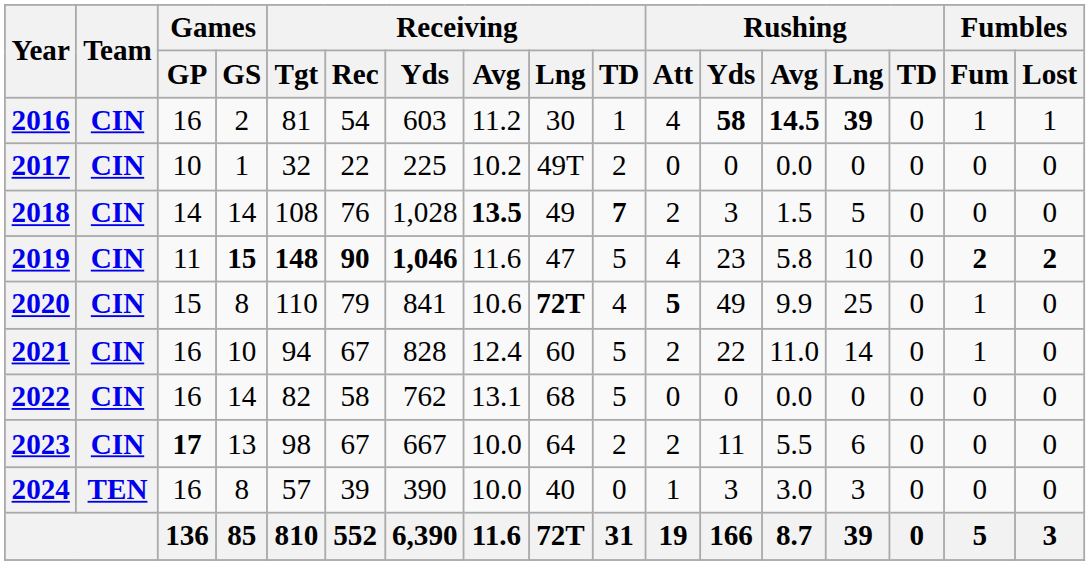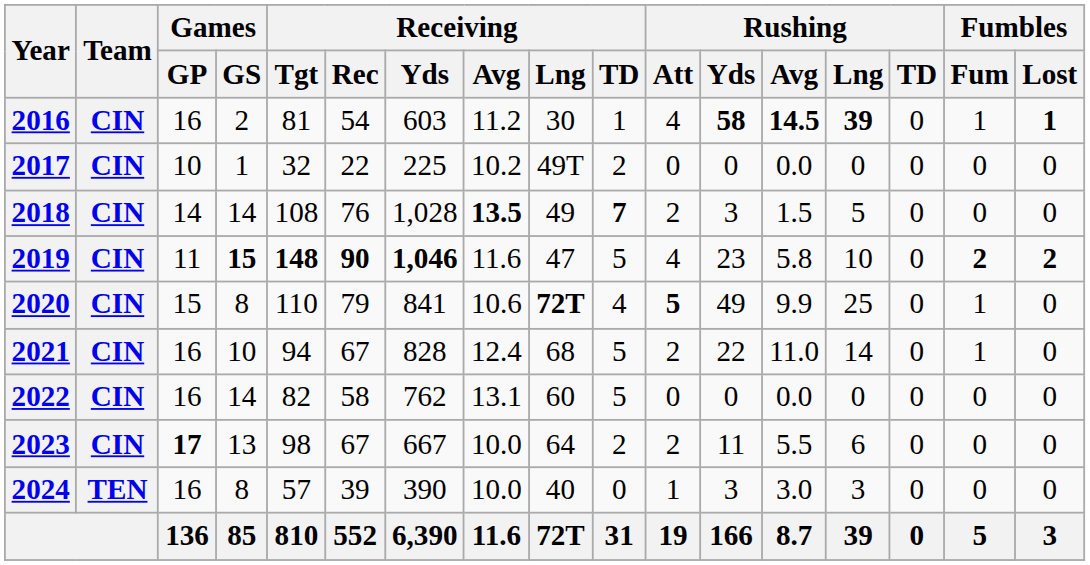(1050, 119) normal -> (1050, 119) bold
(560, 350) 60 -> (560, 350) 68
(560, 397) 68 -> (560, 397) 60
